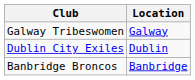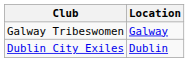- row: (62, 66)
